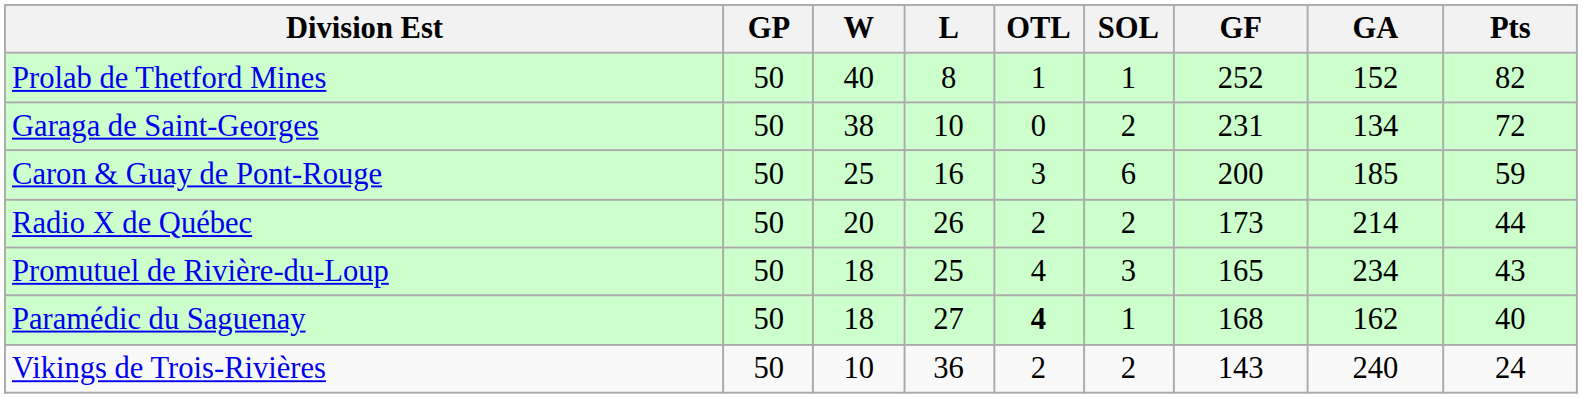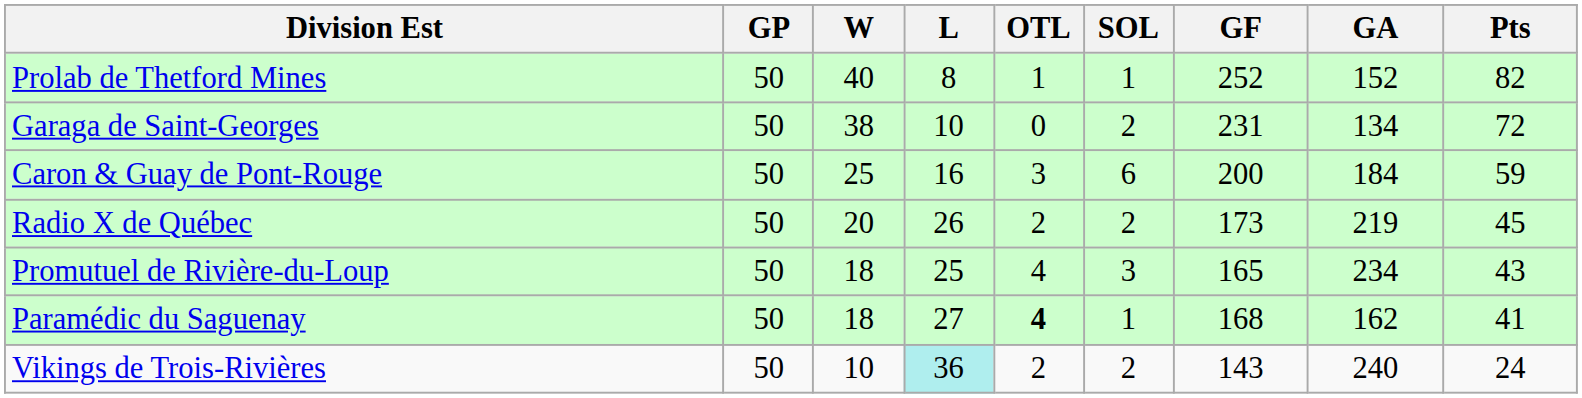(1375, 174) 185 -> (1375, 174) 184
(1375, 222) 214 -> (1375, 222) 219
(1510, 222) 44 -> (1510, 222) 45
(1510, 319) 40 -> (1510, 319) 41
(949, 367) no background -> (949, 367) paleturquoise background
